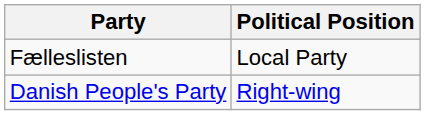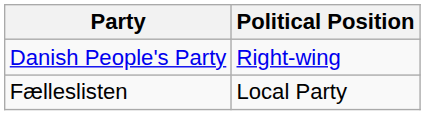rows swapped: (118, 92) <-> (69, 57)
